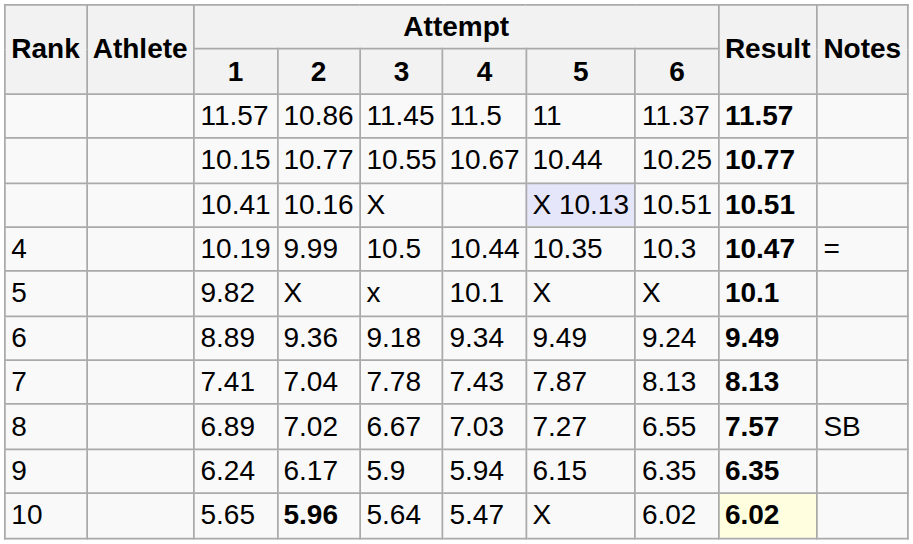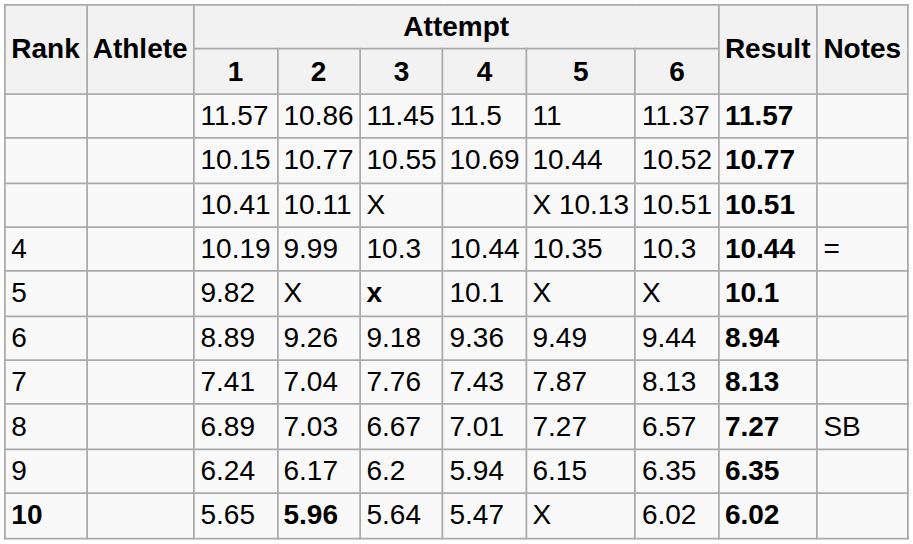(485, 159) 10.67 -> (485, 159) 10.69
(677, 159) 10.25 -> (677, 159) 10.52
(319, 204) 10.16 -> (318, 204) 10.11
(581, 204) lavender background -> (581, 204) no background
(394, 248) 10.5 -> (394, 248) 10.3
(760, 248) 10.47 -> (760, 248) 10.44
(373, 293) normal -> (374, 293) bold
(311, 337) 9.36 -> (311, 337) 9.26
(477, 337) 9.34 -> (477, 337) 9.36
(669, 337) 9.24 -> (669, 337) 9.44
(752, 337) 9.49 -> (752, 337) 8.94
(394, 381) 7.78 -> (394, 381) 7.76
(311, 426) 7.02 -> (311, 426) 7.03
(477, 426) 7.03 -> (477, 426) 7.01
(669, 426) 6.55 -> (669, 426) 6.57
(752, 426) 7.57 -> (752, 426) 7.27
(386, 470) 5.9 -> (386, 470) 6.2
(27, 515) normal -> (27, 515) bold
(752, 515) lightyellow background -> (752, 515) no background
